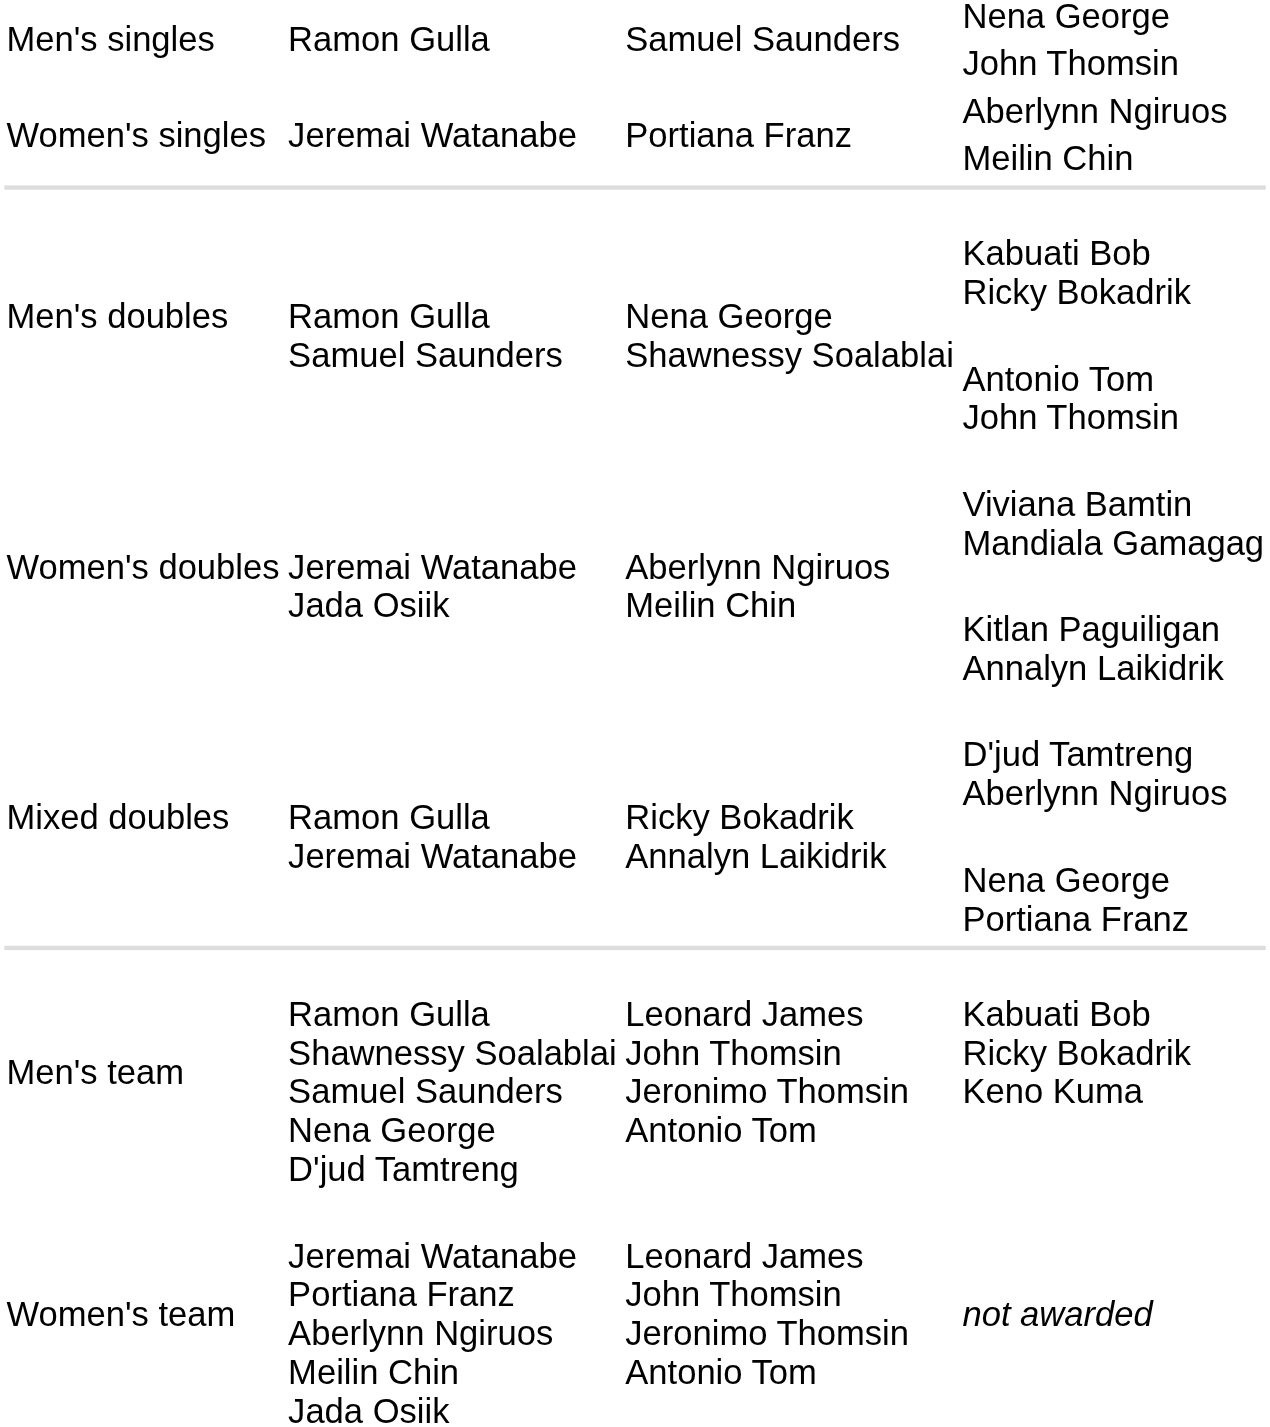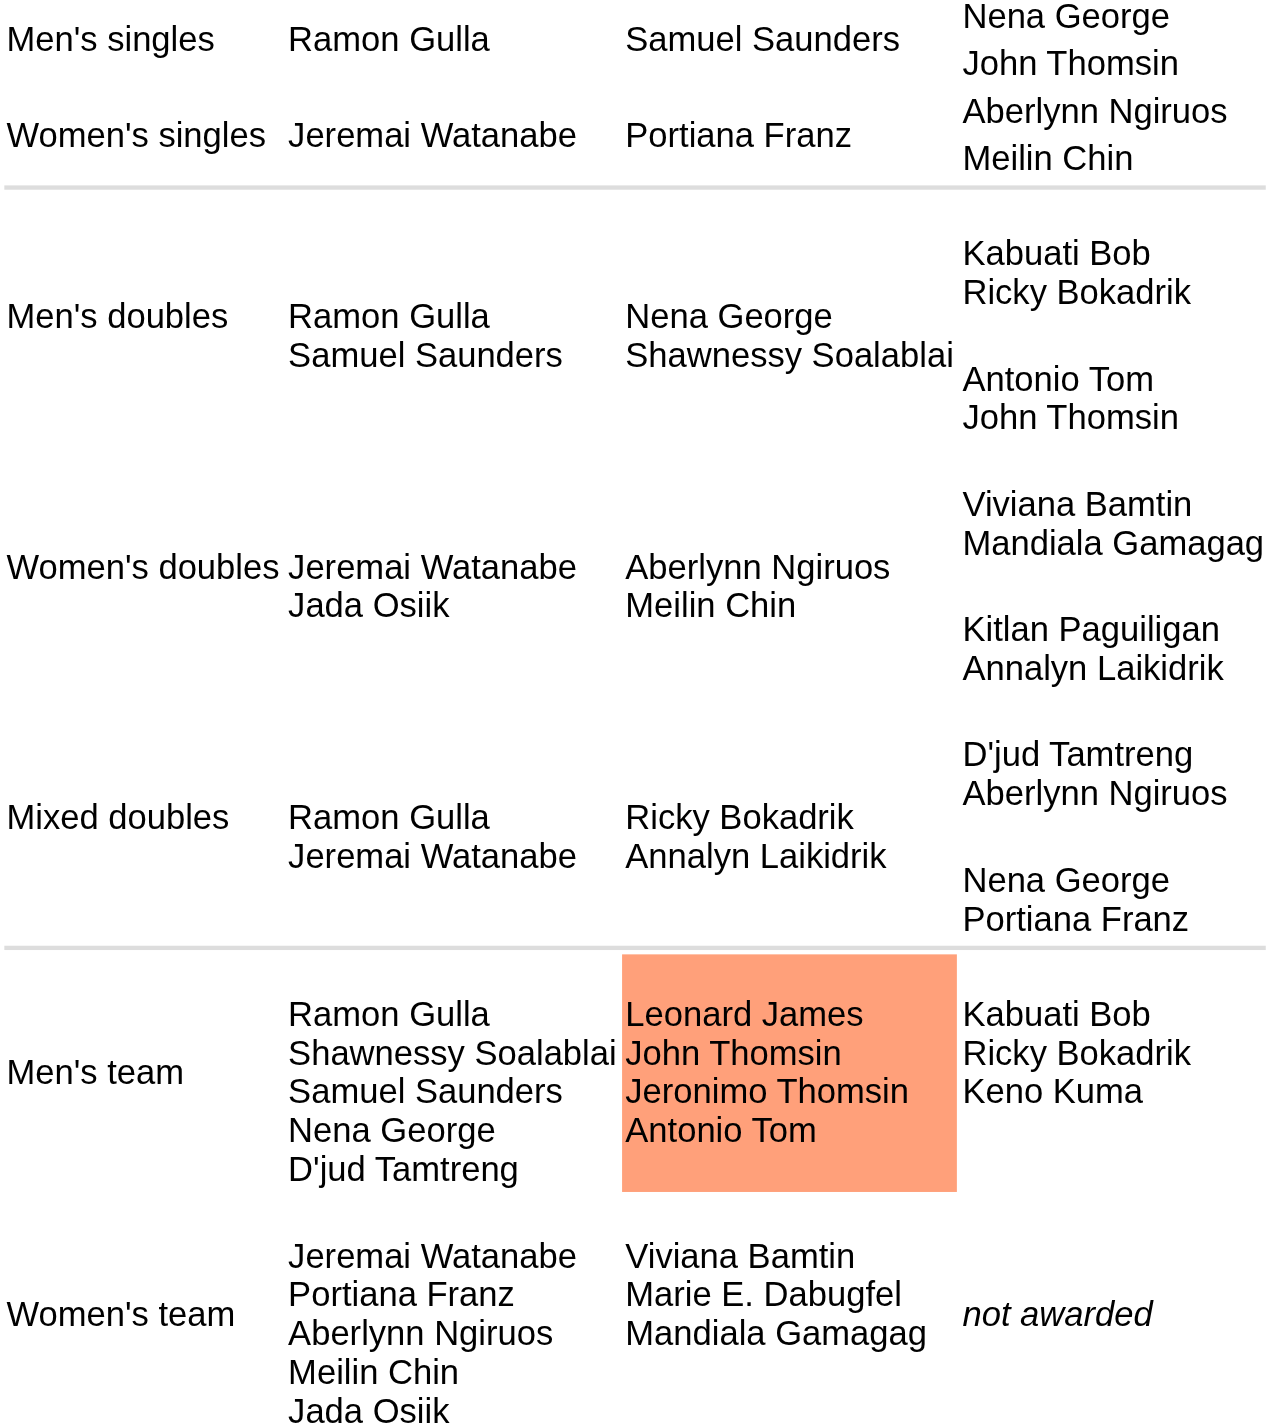(767, 1072) no background -> (767, 1072) lightsalmon background
(767, 1314) Leonard James John Thomsin Jeronimo Thomsin Antonio Tom -> (776, 1295) Viviana Bamtin Marie E. Dabugfel Mandiala Gamagag
